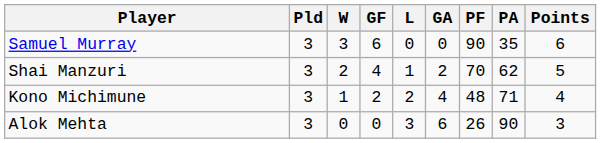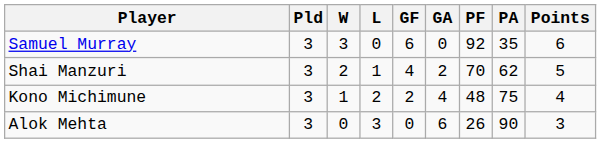columns swapped: (409, 18) <-> (376, 18)
(475, 45) 90 -> (475, 45) 92
(508, 98) 71 -> (508, 98) 75
